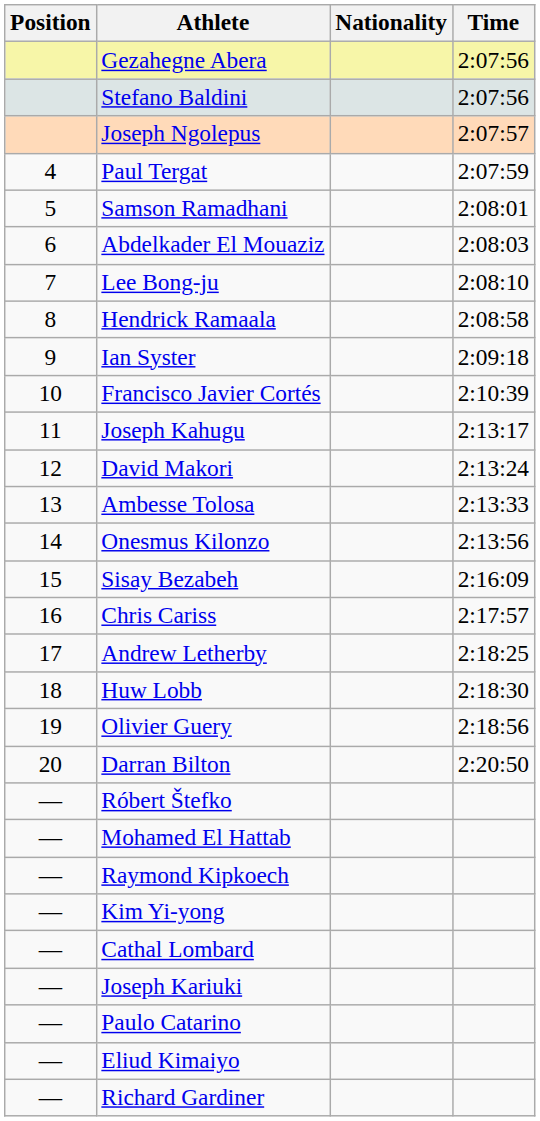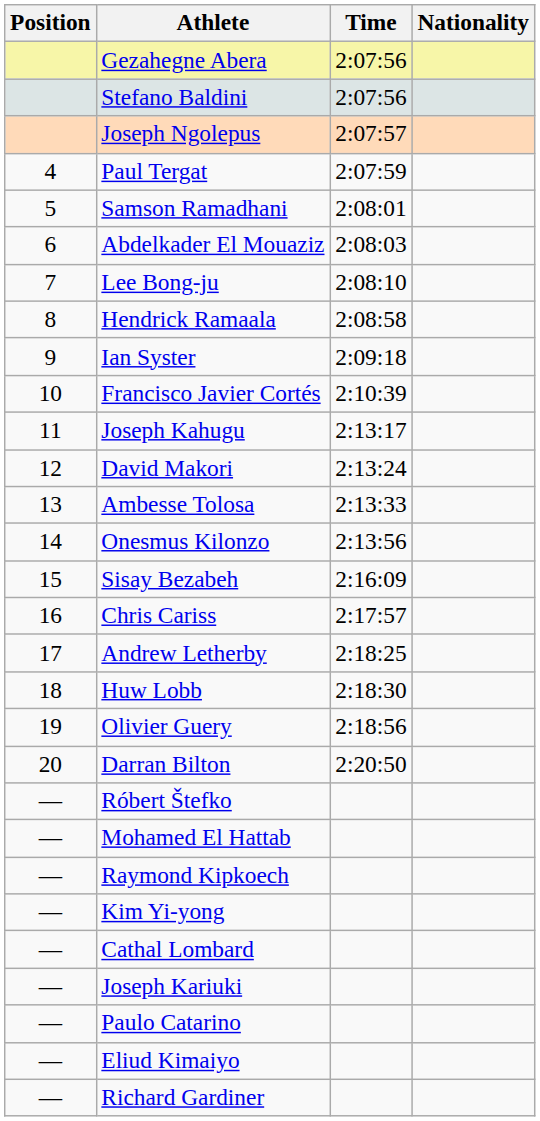columns swapped: (391, 23) <-> (493, 23)
